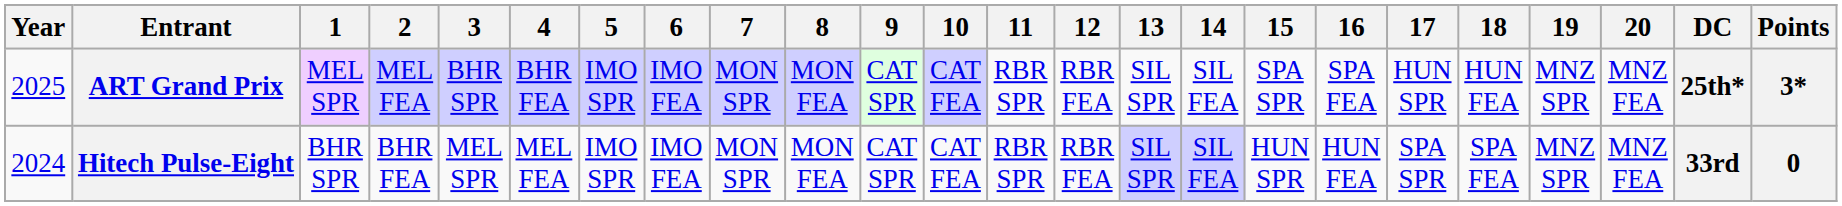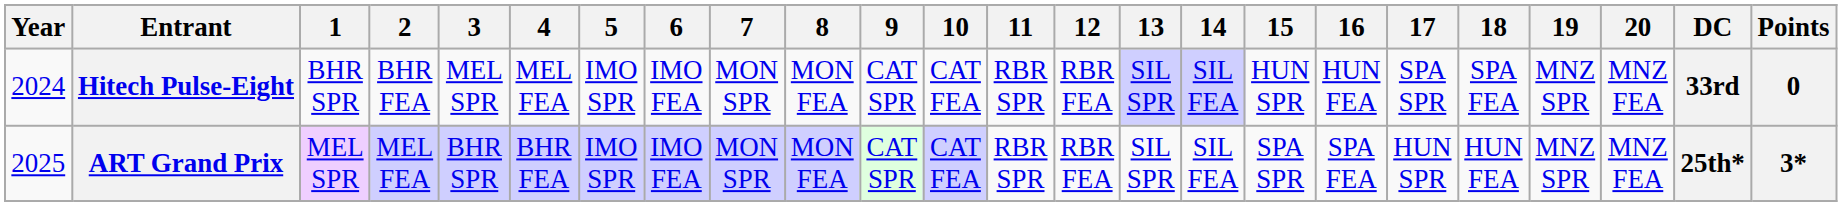rows swapped: (186, 162) <-> (186, 86)
